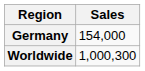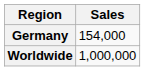(107, 55) 1,000,300 -> (107, 55) 1,000,000
